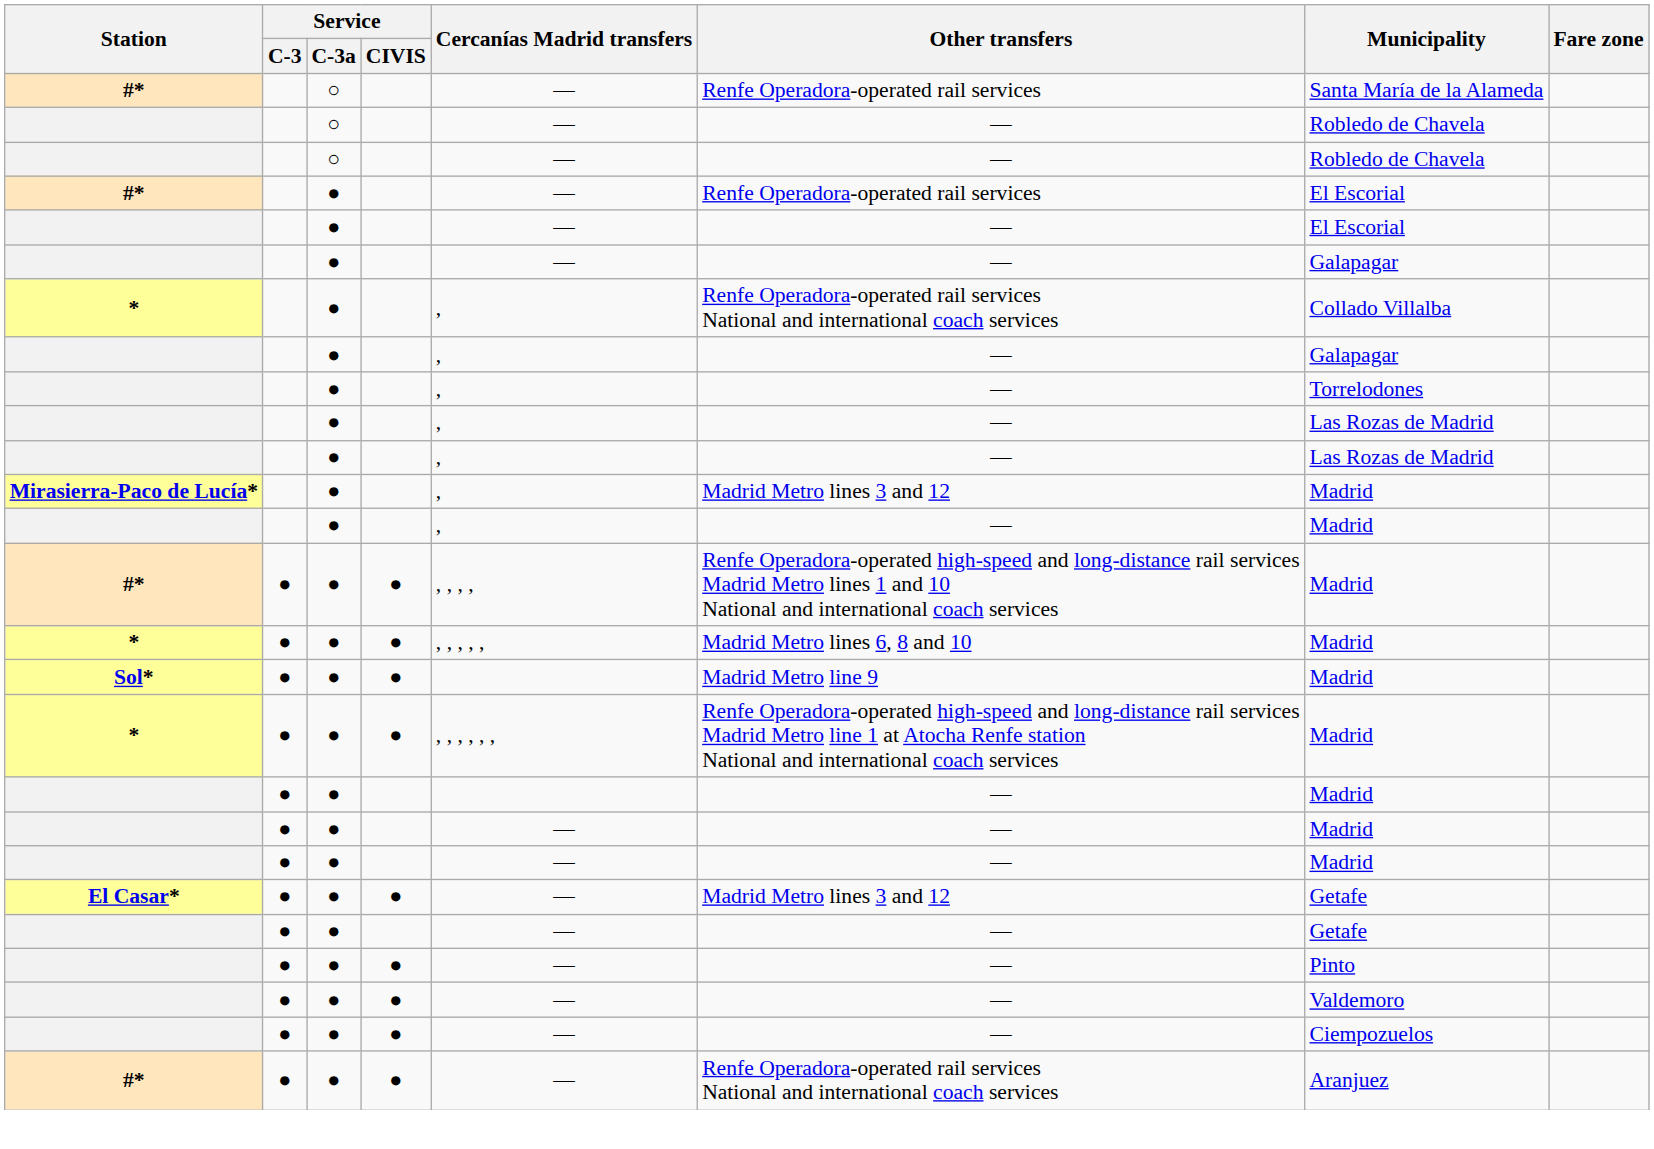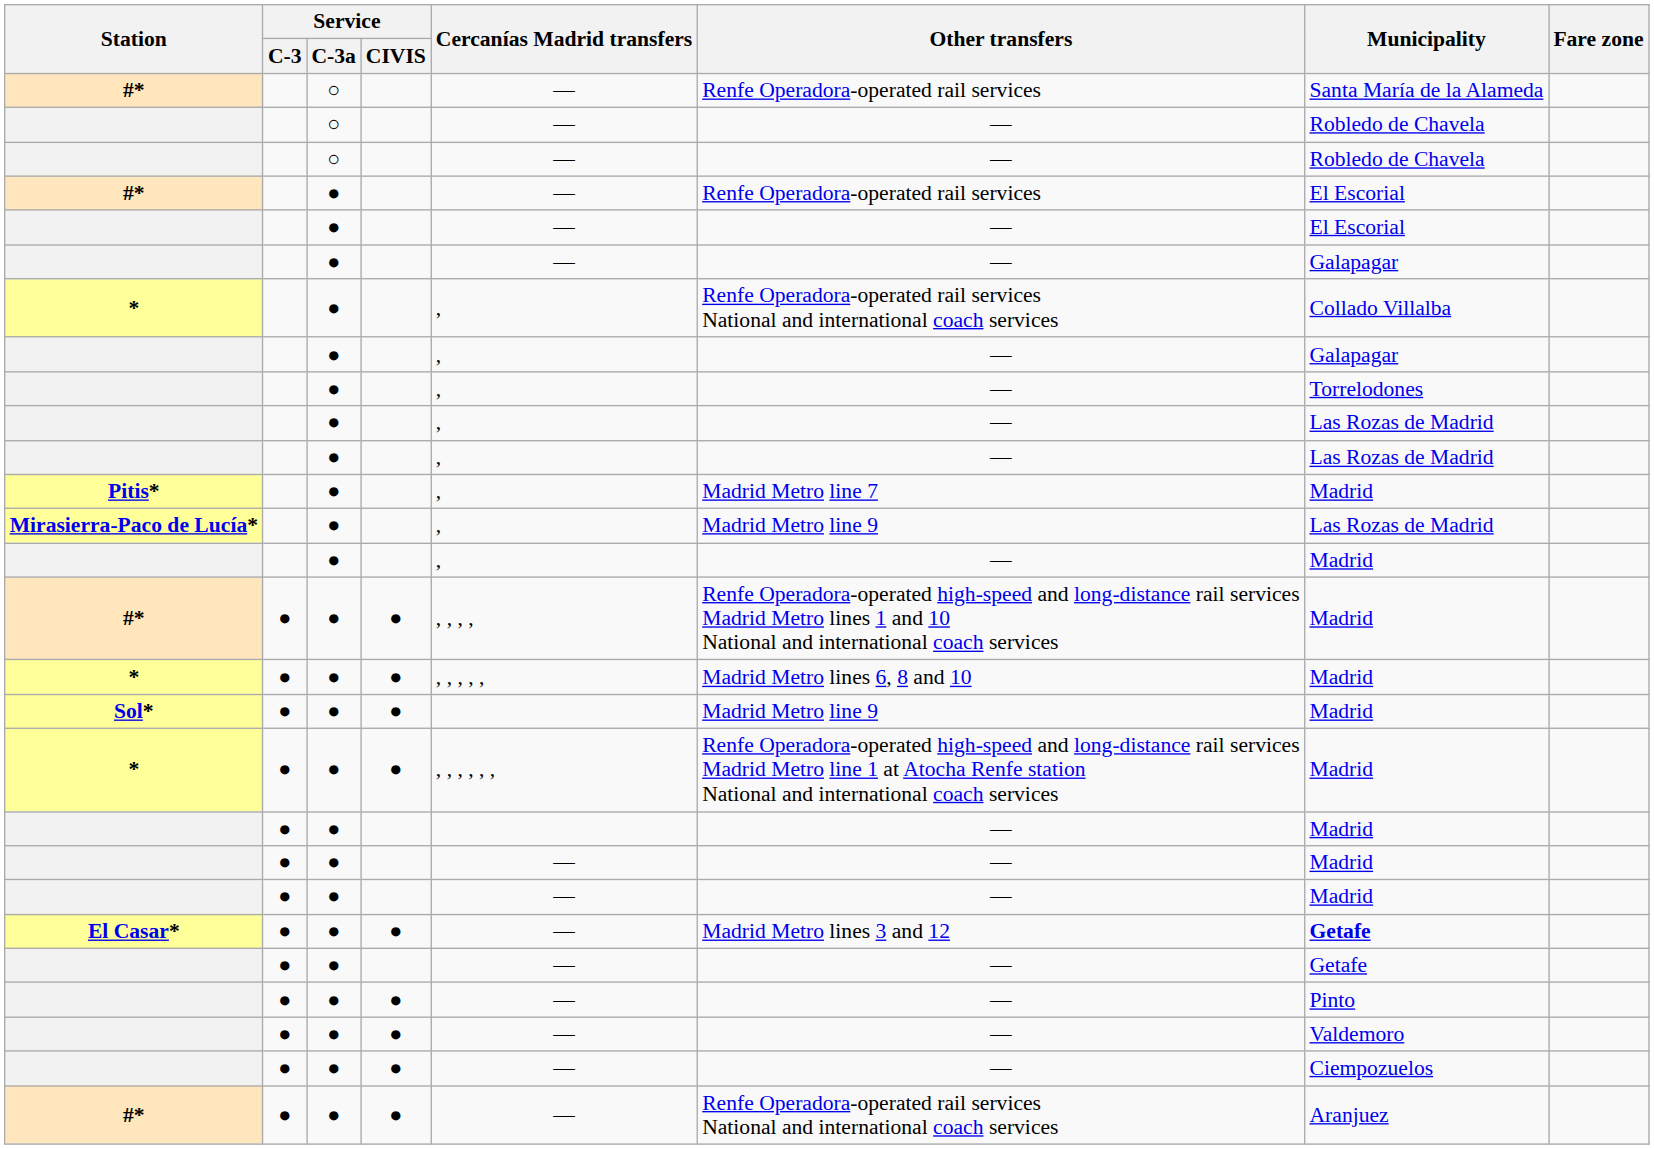+ row: (134, 491)
(826, 491) Madrid Metro lines 3 and 12 -> (790, 525) Madrid Metro line 9
(1341, 491) Madrid -> (1402, 525) Las Rozas de Madrid
(1338, 896) normal -> (1340, 931) bold
